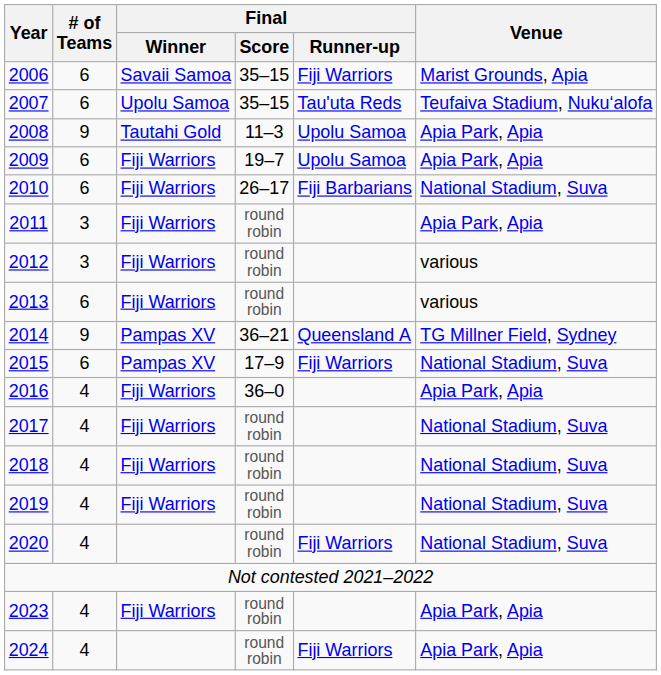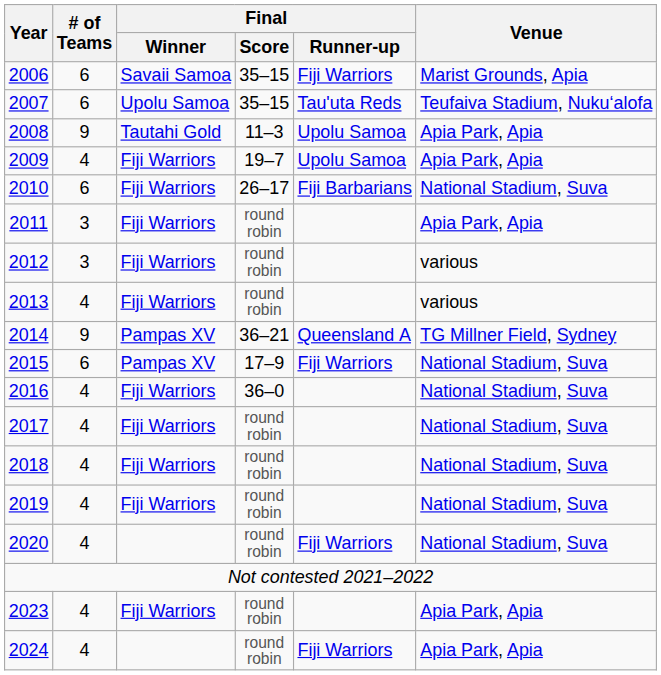(85, 160) 6 -> (85, 160) 4
(85, 301) 6 -> (85, 301) 4
(482, 391) Apia Park, Apia -> (514, 391) National Stadium, Suva
